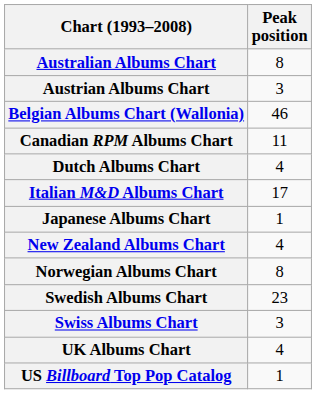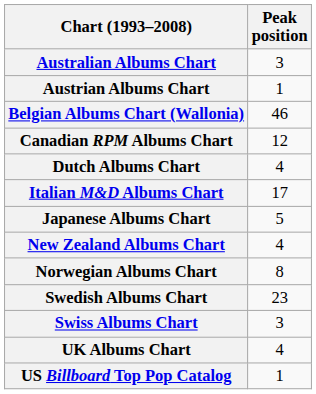(280, 62) 8 -> (280, 62) 3
(280, 88) 3 -> (280, 88) 1
(280, 140) 11 -> (280, 140) 12
(280, 219) 1 -> (280, 219) 5
